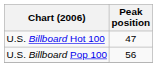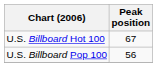(131, 39) 47 -> (131, 39) 67
